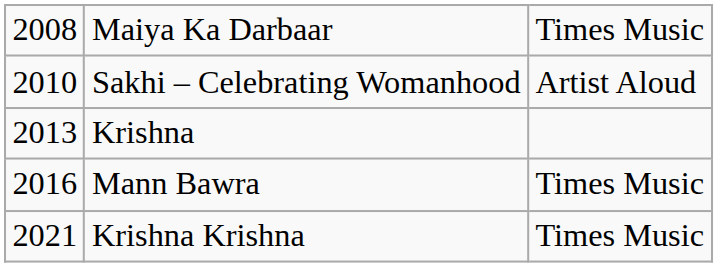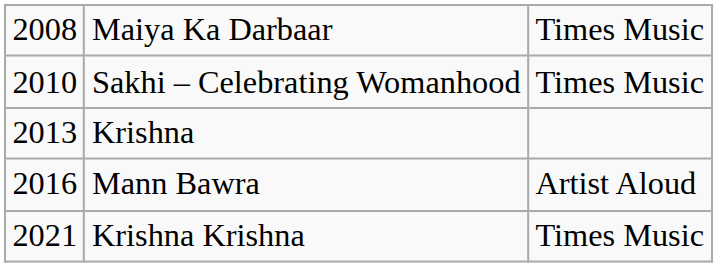(616, 81) Artist Aloud -> (620, 81) Times Music
(620, 183) Times Music -> (616, 183) Artist Aloud
